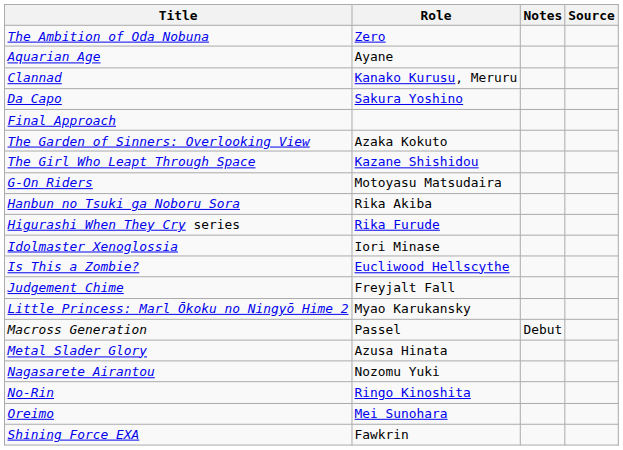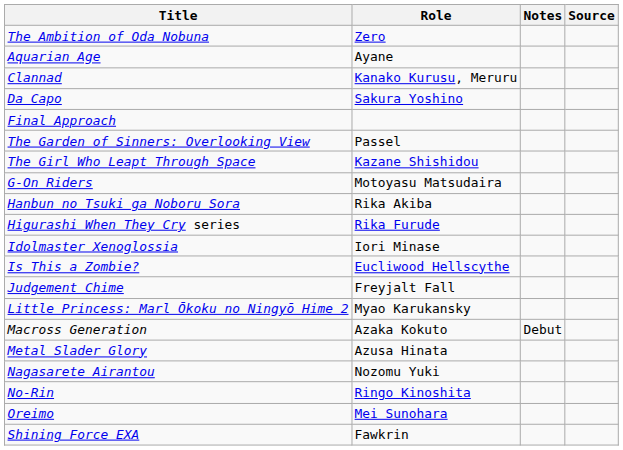(401, 141) Azaka Kokuto -> (378, 141) Passel
(378, 330) Passel -> (401, 330) Azaka Kokuto
